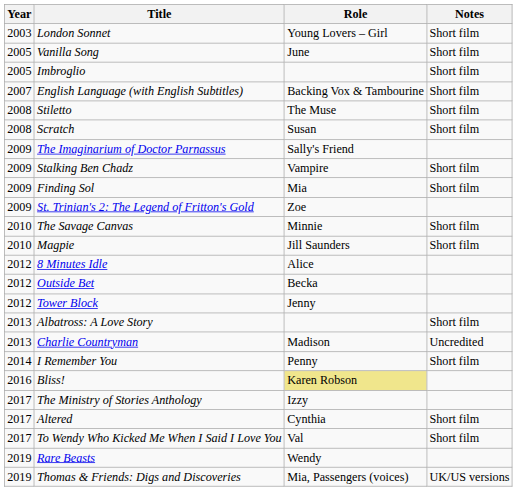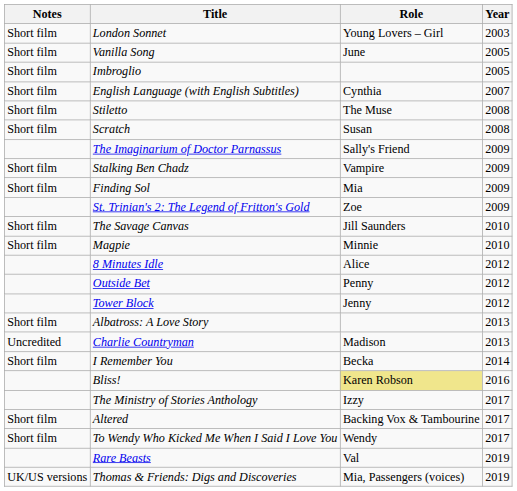columns swapped: (19, 14) <-> (469, 14)
(356, 91) Backing Vox & Tambourine -> (362, 91) Cynthia
(305, 226) Minnie -> (374, 226) Jill Saunders
(318, 245) Jill Saunders -> (361, 245) Minnie
(302, 284) Becka -> (358, 284) Penny
(302, 361) Penny -> (358, 361) Becka
(306, 419) Cynthia -> (411, 419) Backing Vox & Tambourine
(295, 438) Val -> (360, 438) Wendy
(304, 457) Wendy -> (351, 457) Val
